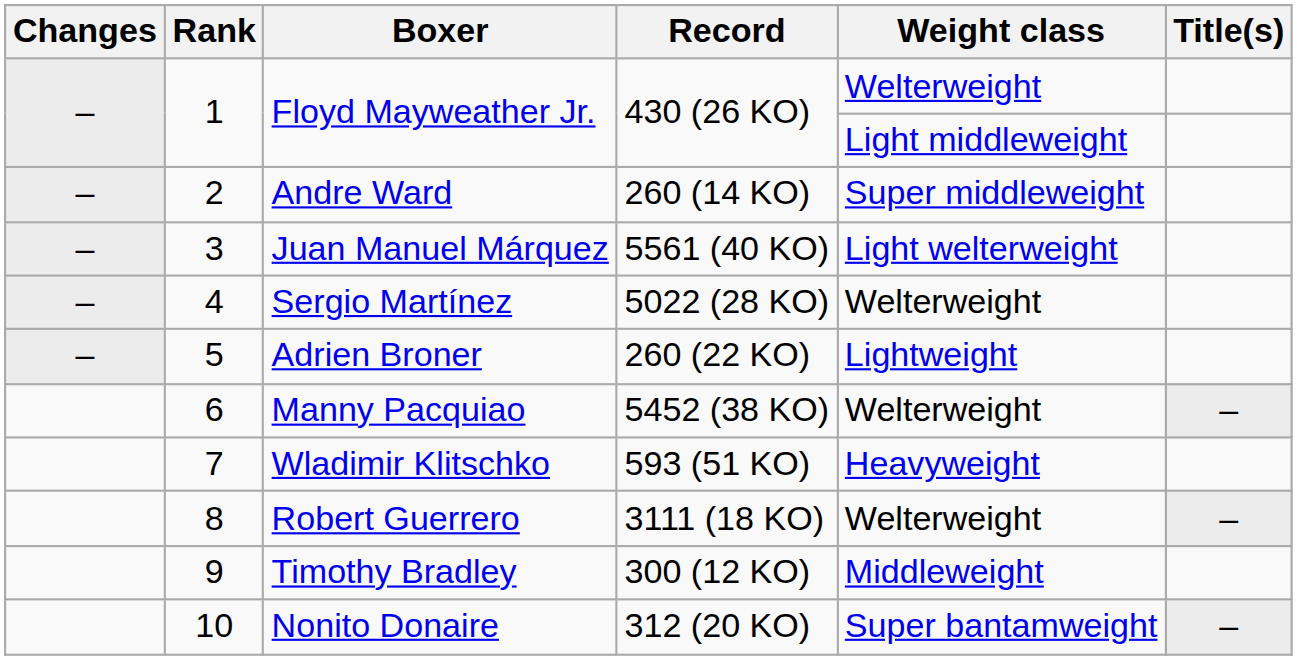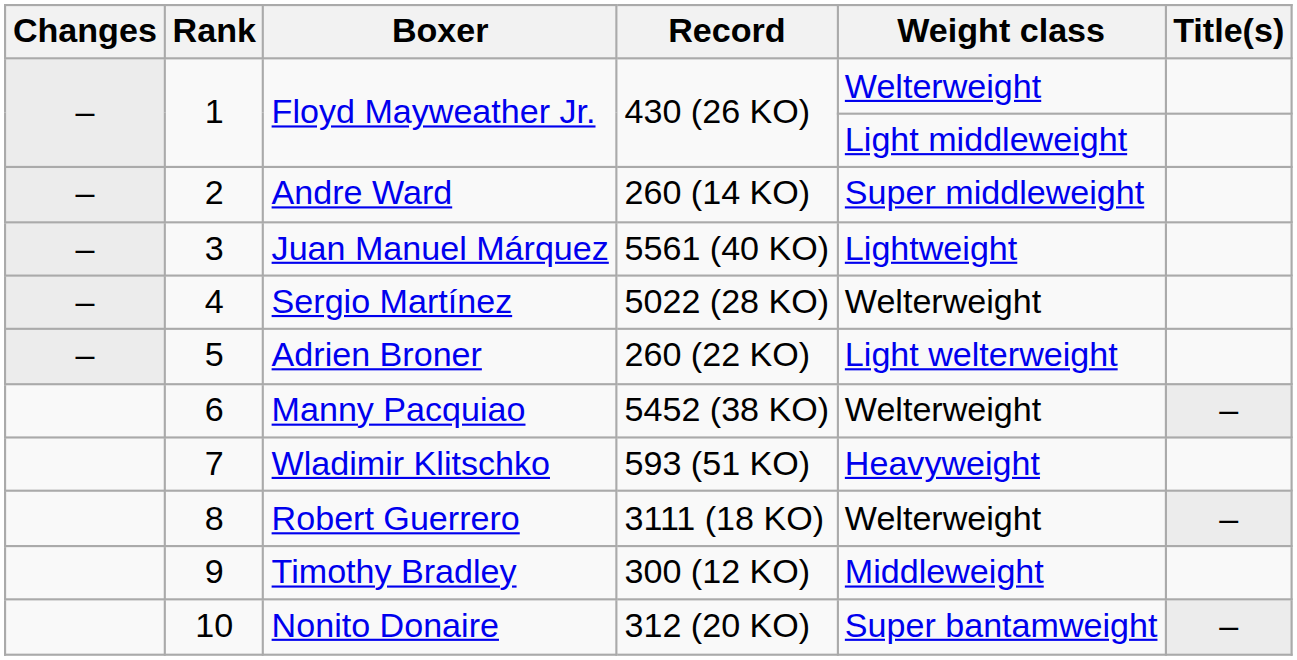(981, 247) Light welterweight -> (931, 247) Lightweight
(931, 355) Lightweight -> (981, 355) Light welterweight
